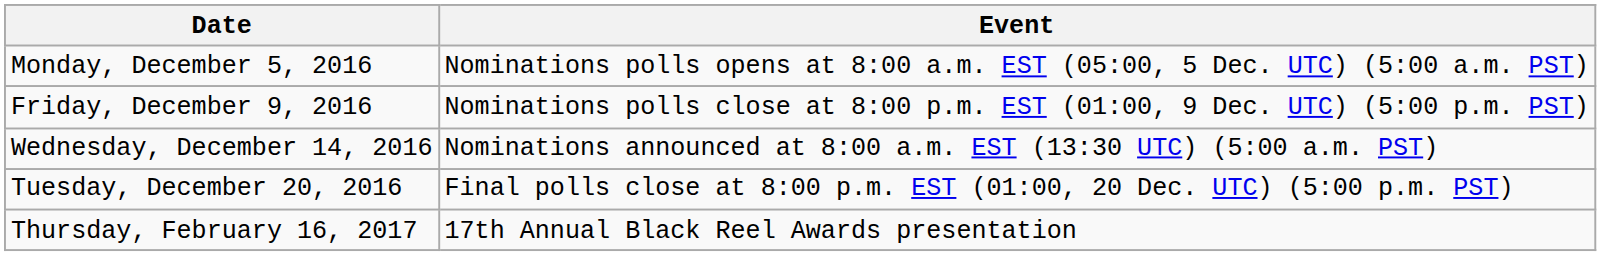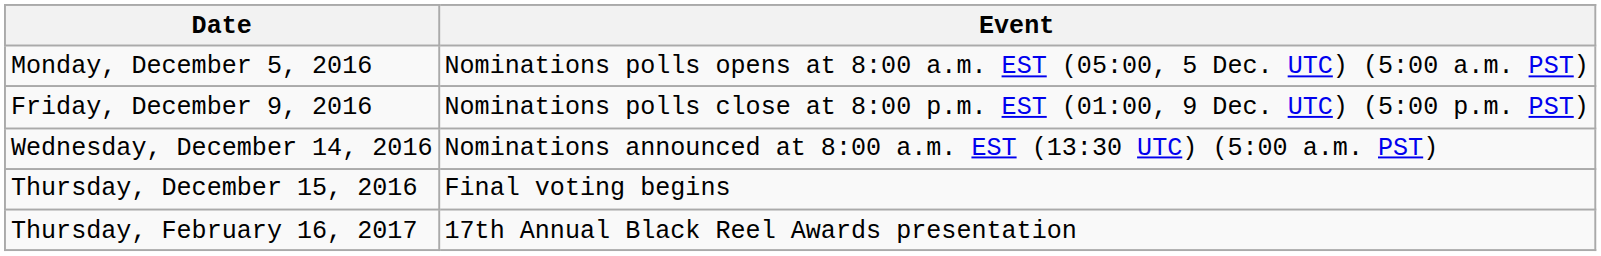+ row: (214, 189)
- row: (207, 189)
